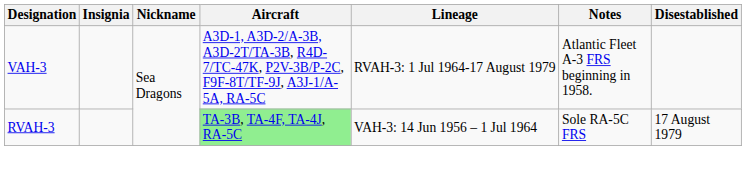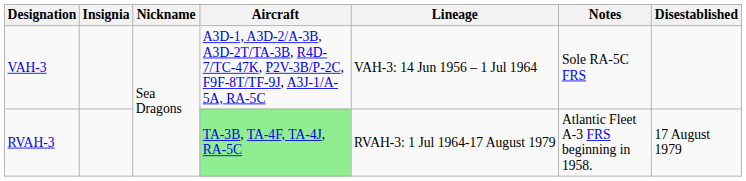(455, 67) RVAH-3: 1 Jul 1964-17 August 1979 -> (446, 67) VAH-3: 14 Jun 1956 – 1 Jul 1964
(599, 67) Atlantic Fleet A-3 FRS beginning in 1958. -> (595, 67) Sole RA-5C FRS
(446, 127) VAH-3: 14 Jun 1956 – 1 Jul 1964 -> (455, 142) RVAH-3: 1 Jul 1964-17 August 1979
(595, 127) Sole RA-5C FRS -> (599, 142) Atlantic Fleet A-3 FRS beginning in 1958.
